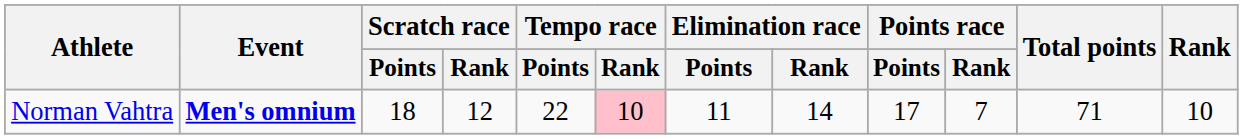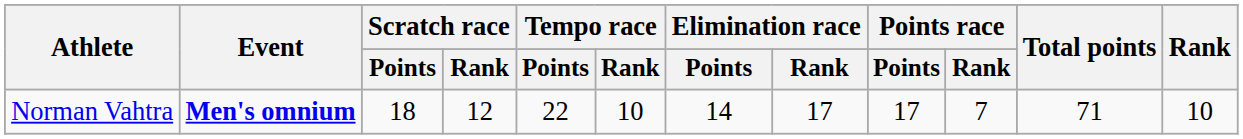(630, 111) pink background -> (630, 111) no background
(719, 111) 11 -> (719, 111) 14
(819, 111) 14 -> (819, 111) 17
